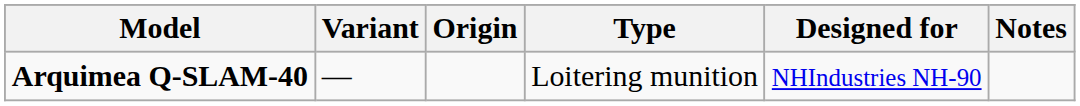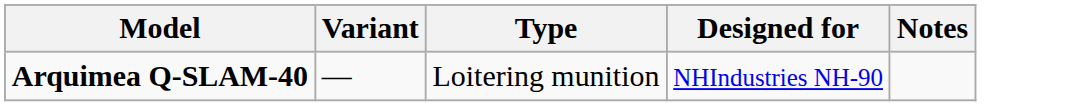- column: (475, 28)
